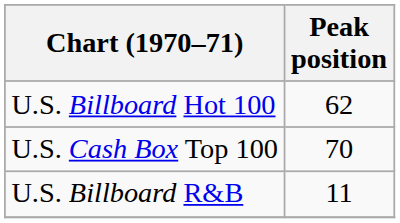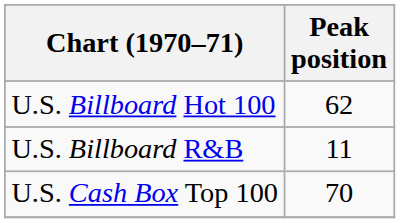rows swapped: (127, 193) <-> (145, 148)
